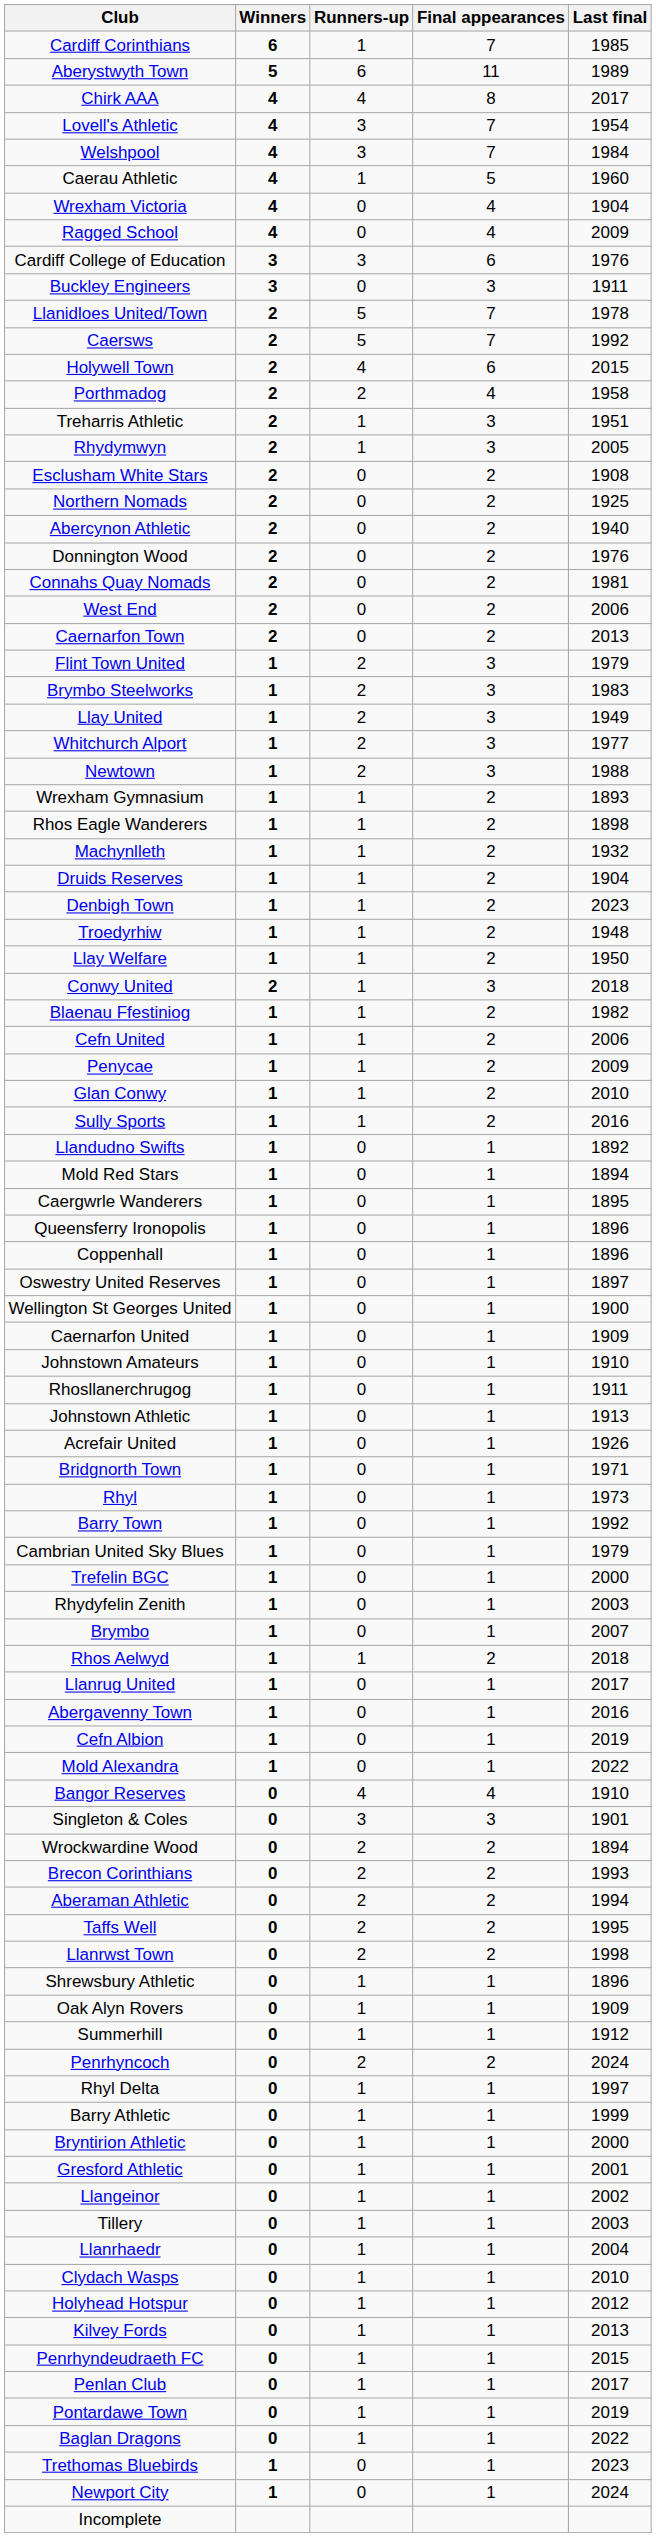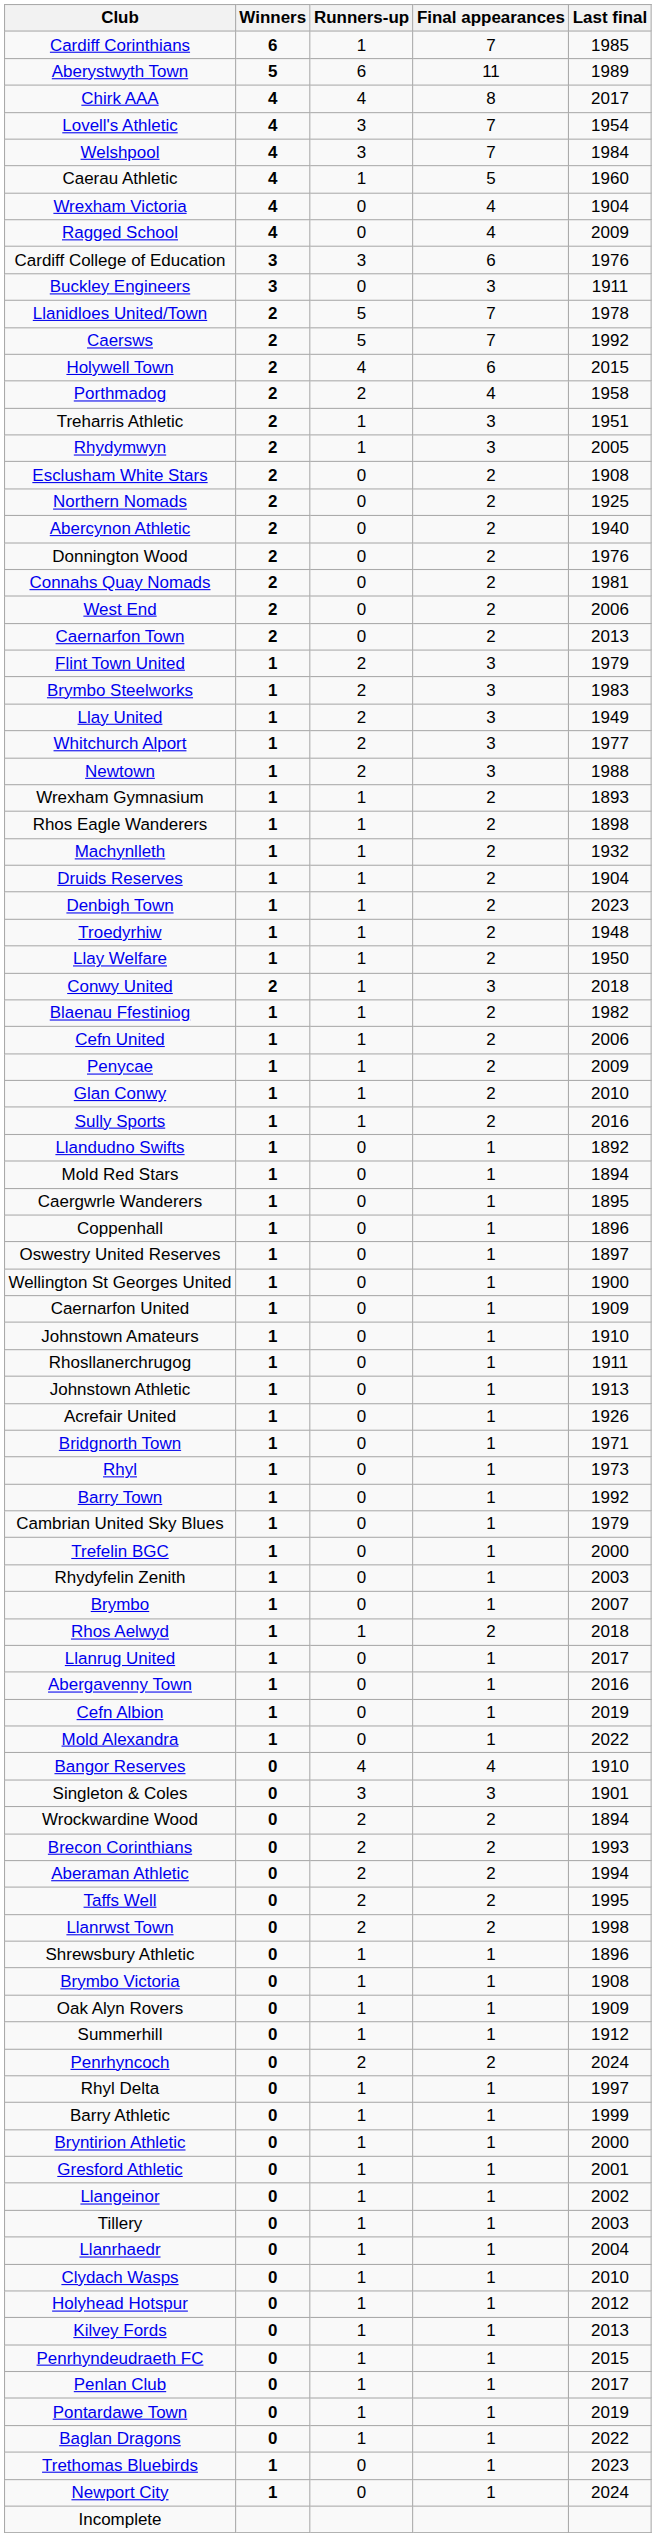- row: (120, 1228)
+ row: (120, 1981)
